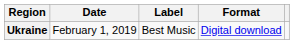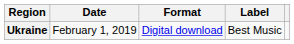columns swapped: (241, 13) <-> (169, 13)
